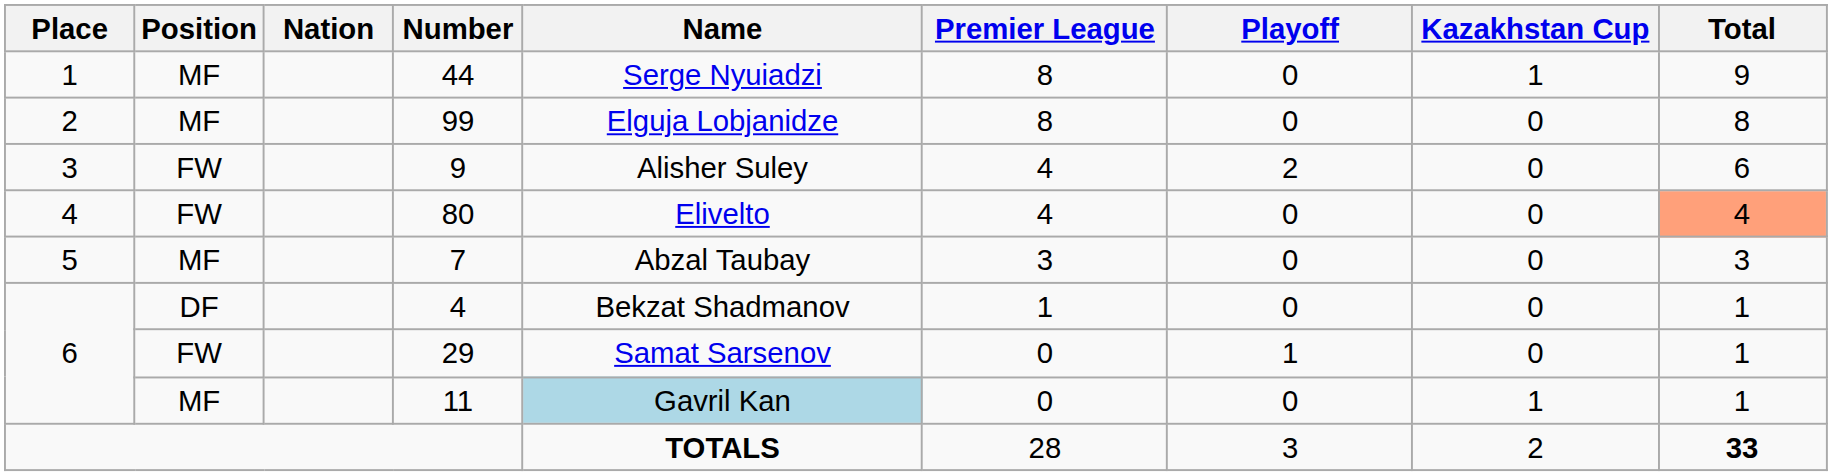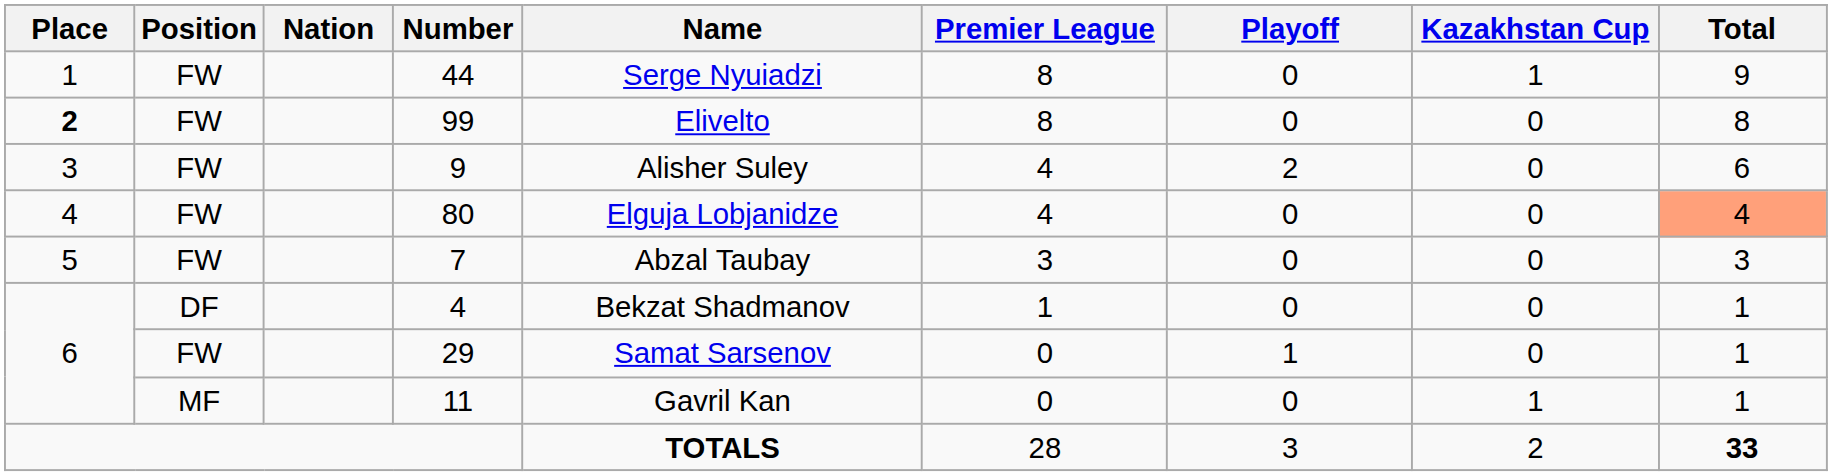(199, 75) MF -> (199, 75) FW
(70, 121) normal -> (70, 121) bold
(199, 121) MF -> (199, 121) FW
(723, 121) Elguja Lobjanidze -> (723, 121) Elivelto
(723, 214) Elivelto -> (723, 214) Elguja Lobjanidze
(199, 261) MF -> (199, 261) FW
(723, 400) lightblue background -> (723, 400) no background
